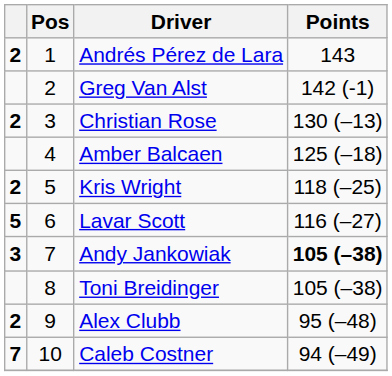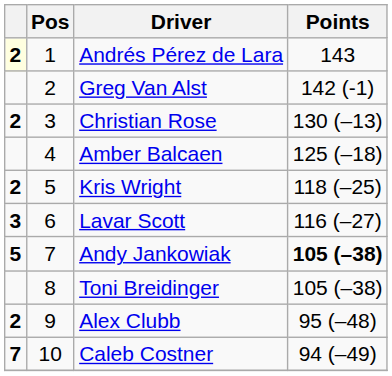(15, 55) no background -> (15, 55) lightyellow background
(15, 221) 5 -> (15, 221) 3
(15, 254) 3 -> (15, 254) 5
